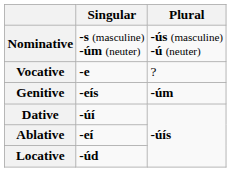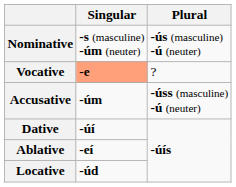(84, 72) no background -> (84, 72) lightsalmon background
+ row: (40, 100)
- row: (40, 93)
